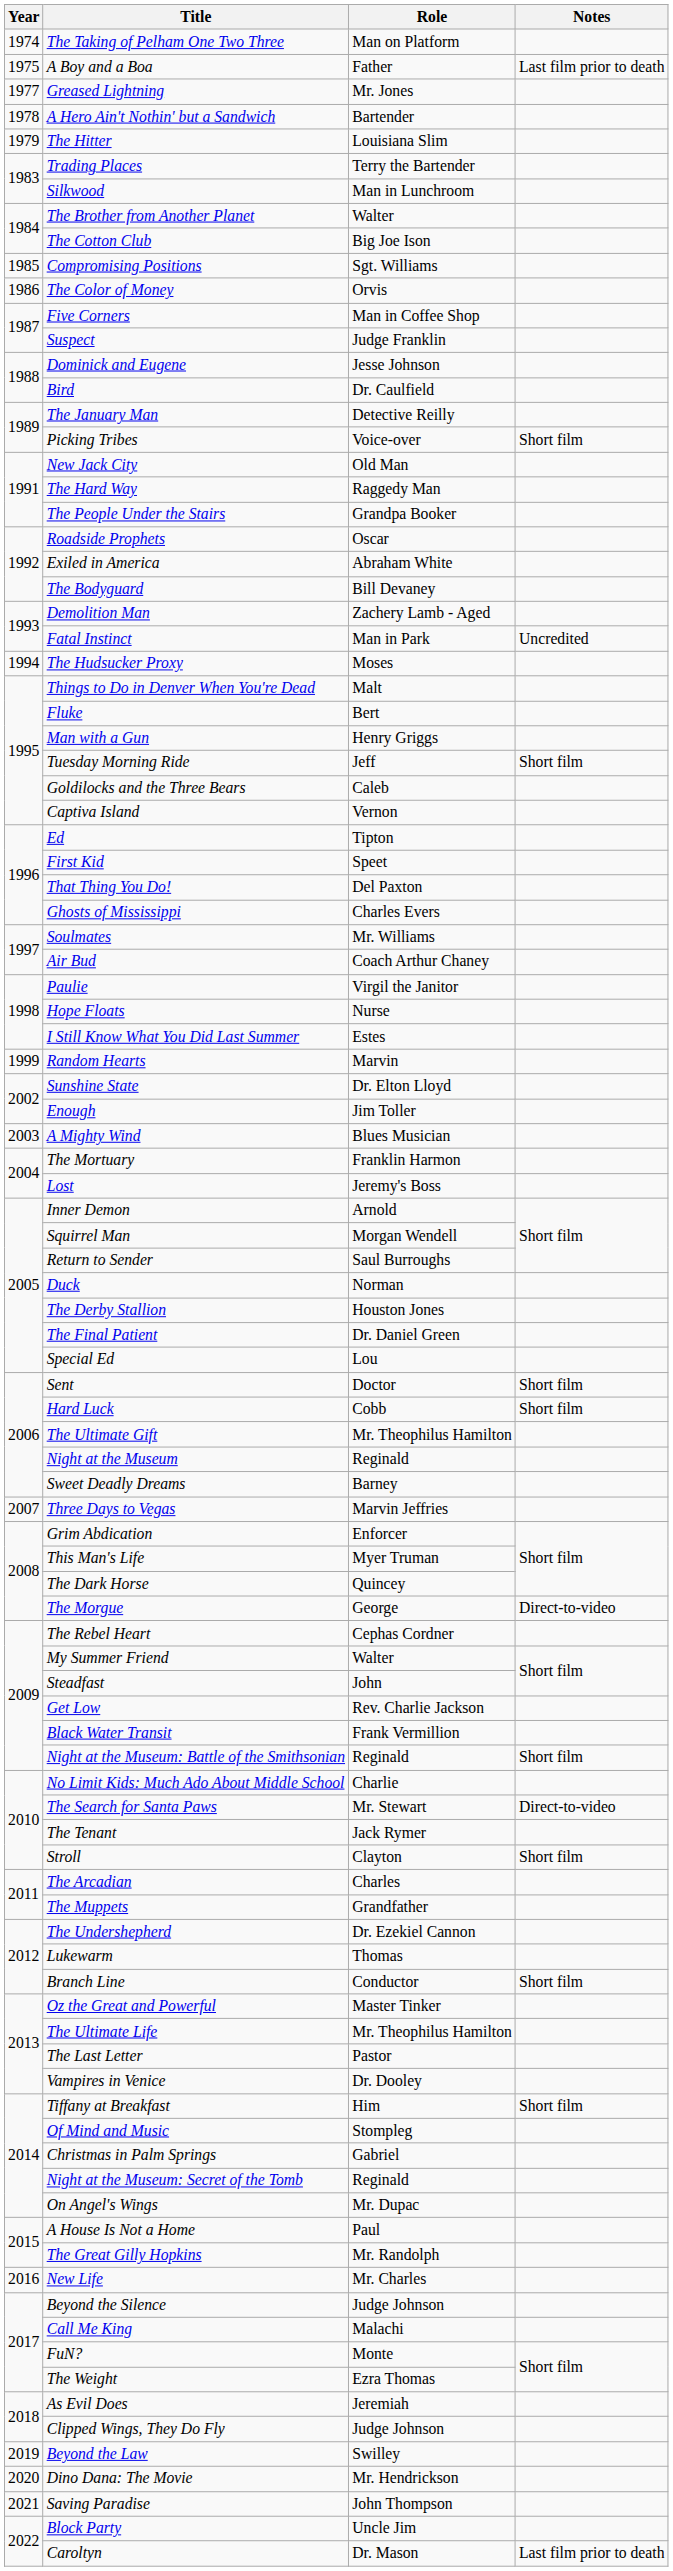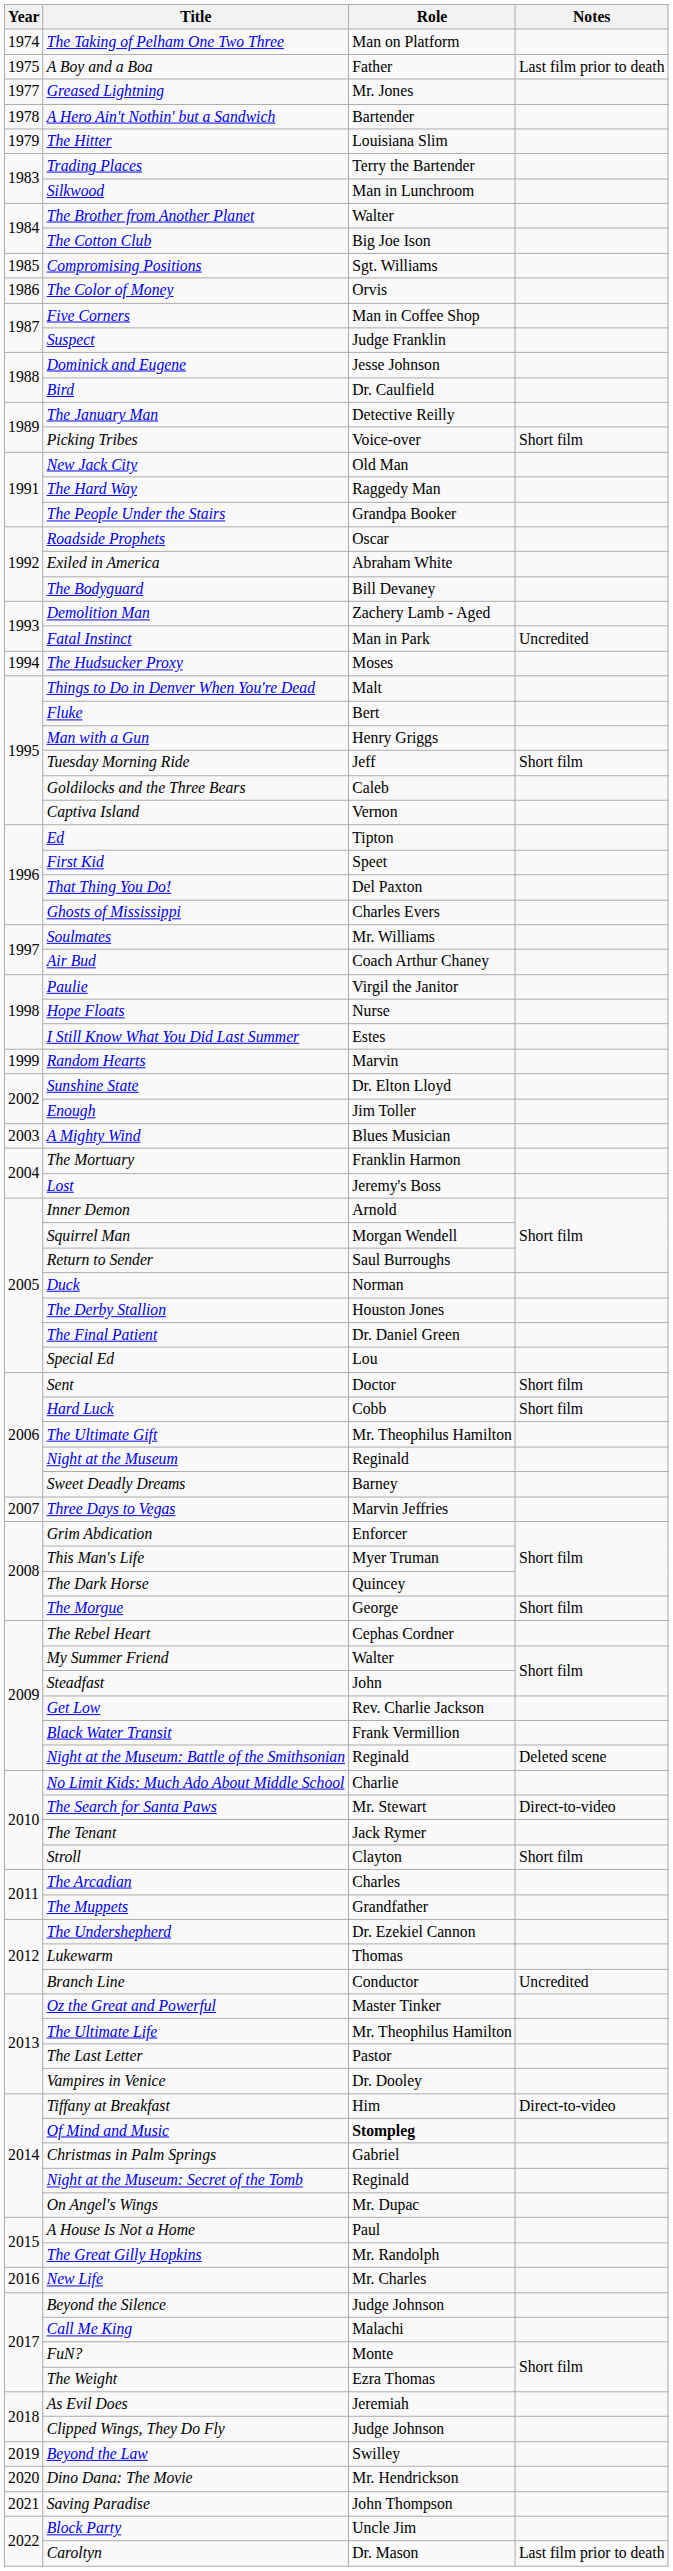(567, 1608) Direct-to-video -> (551, 1608) Short film
(551, 1757) Short film -> (563, 1757) Deleted scene
(551, 1981) Short film -> (554, 1981) Uncredited
(551, 2105) Short film -> (567, 2105) Direct-to-video
(382, 2130) normal -> (384, 2130) bold
